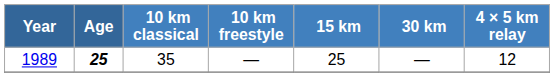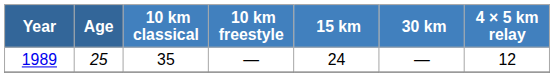(99, 60) bold -> (99, 60) normal
(337, 60) 25 -> (337, 60) 24
